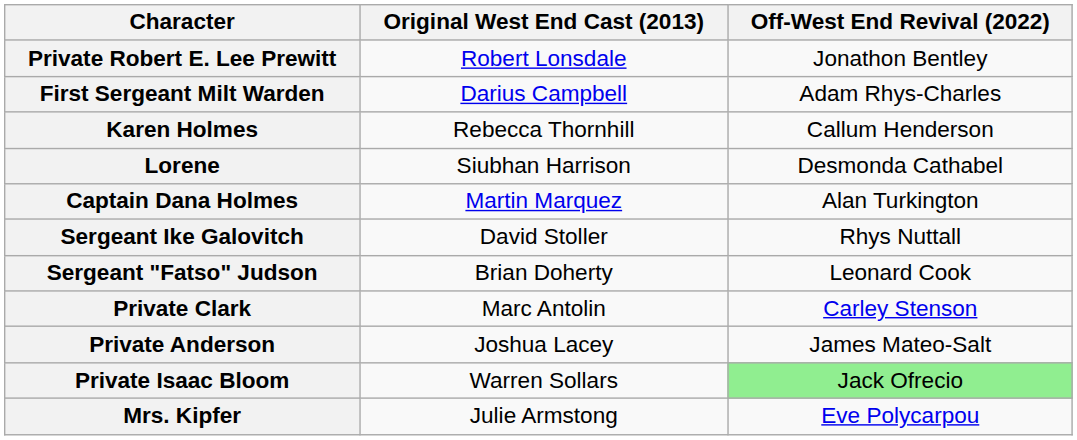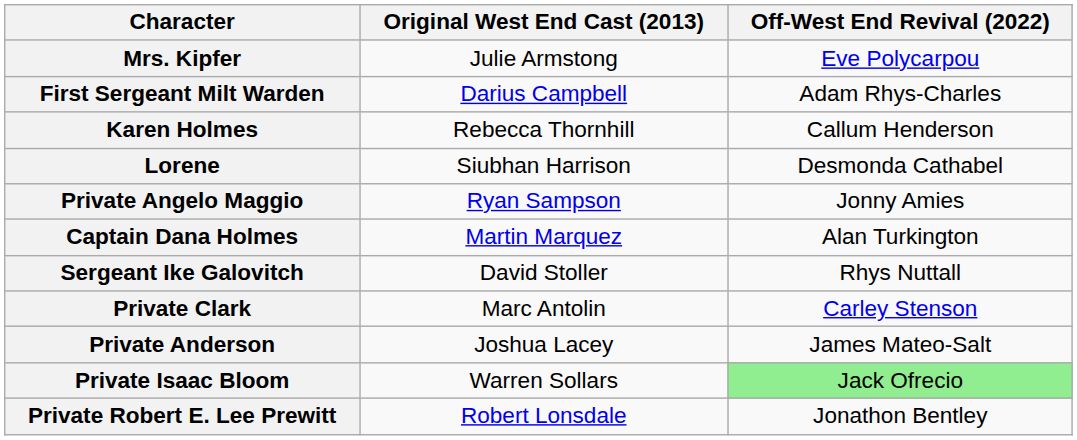rows swapped: (182, 58) <-> (182, 415)
+ row: (182, 201)
- row: (182, 272)
